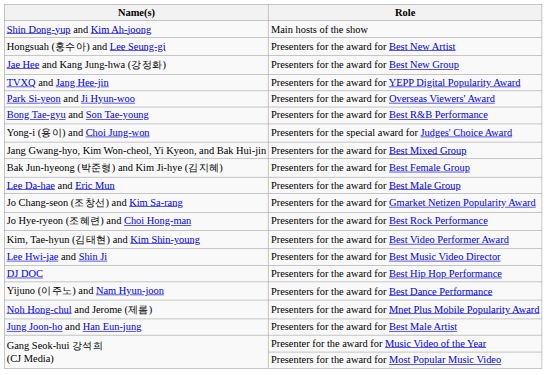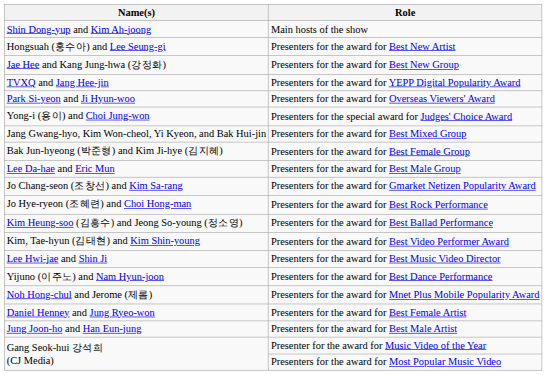- row: (379, 115)
+ row: (382, 223)
- row: (386, 273)
+ row: (369, 312)
